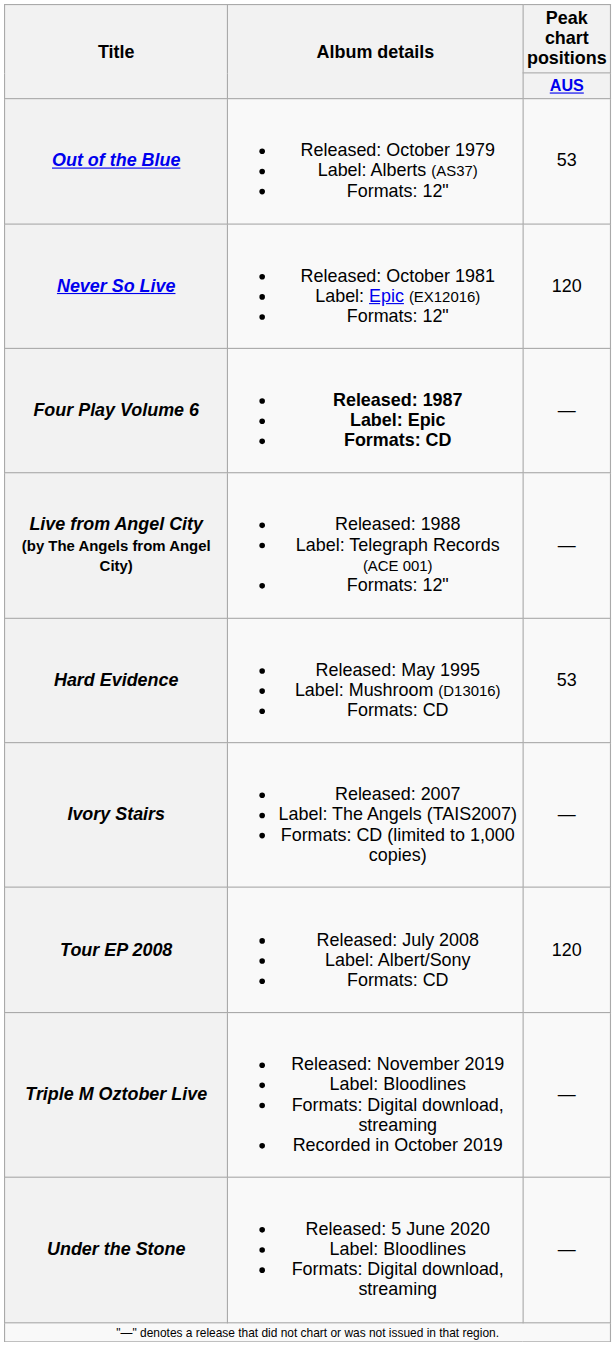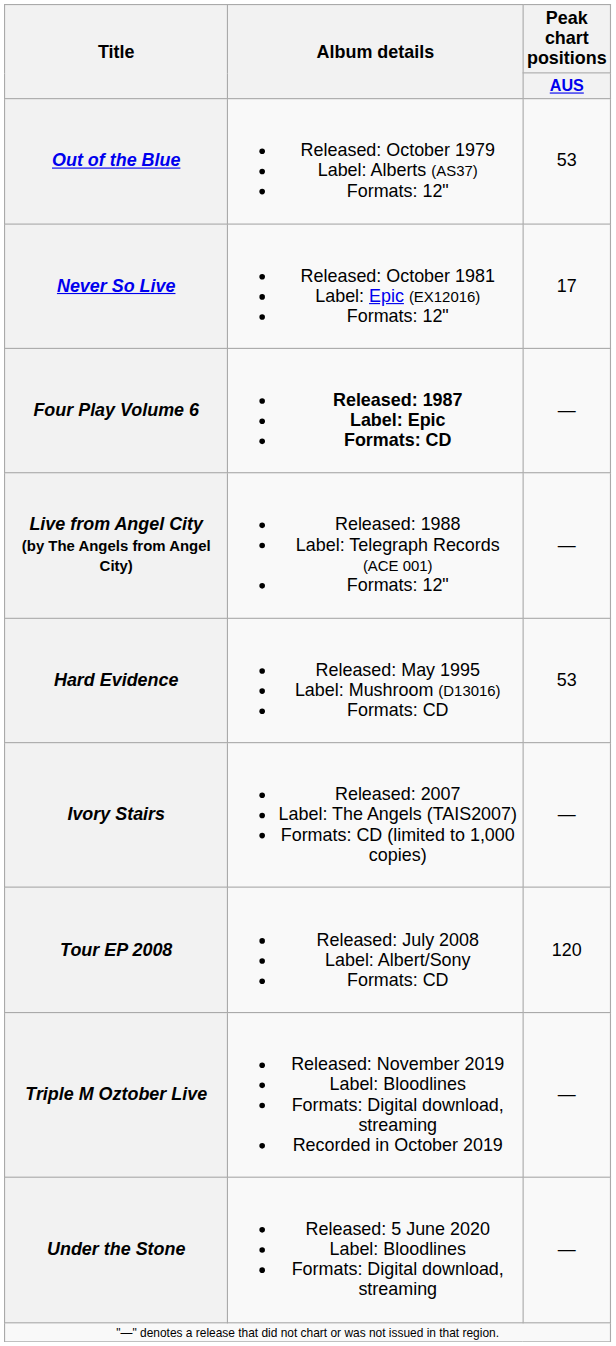(567, 285) 120 -> (567, 285) 17
